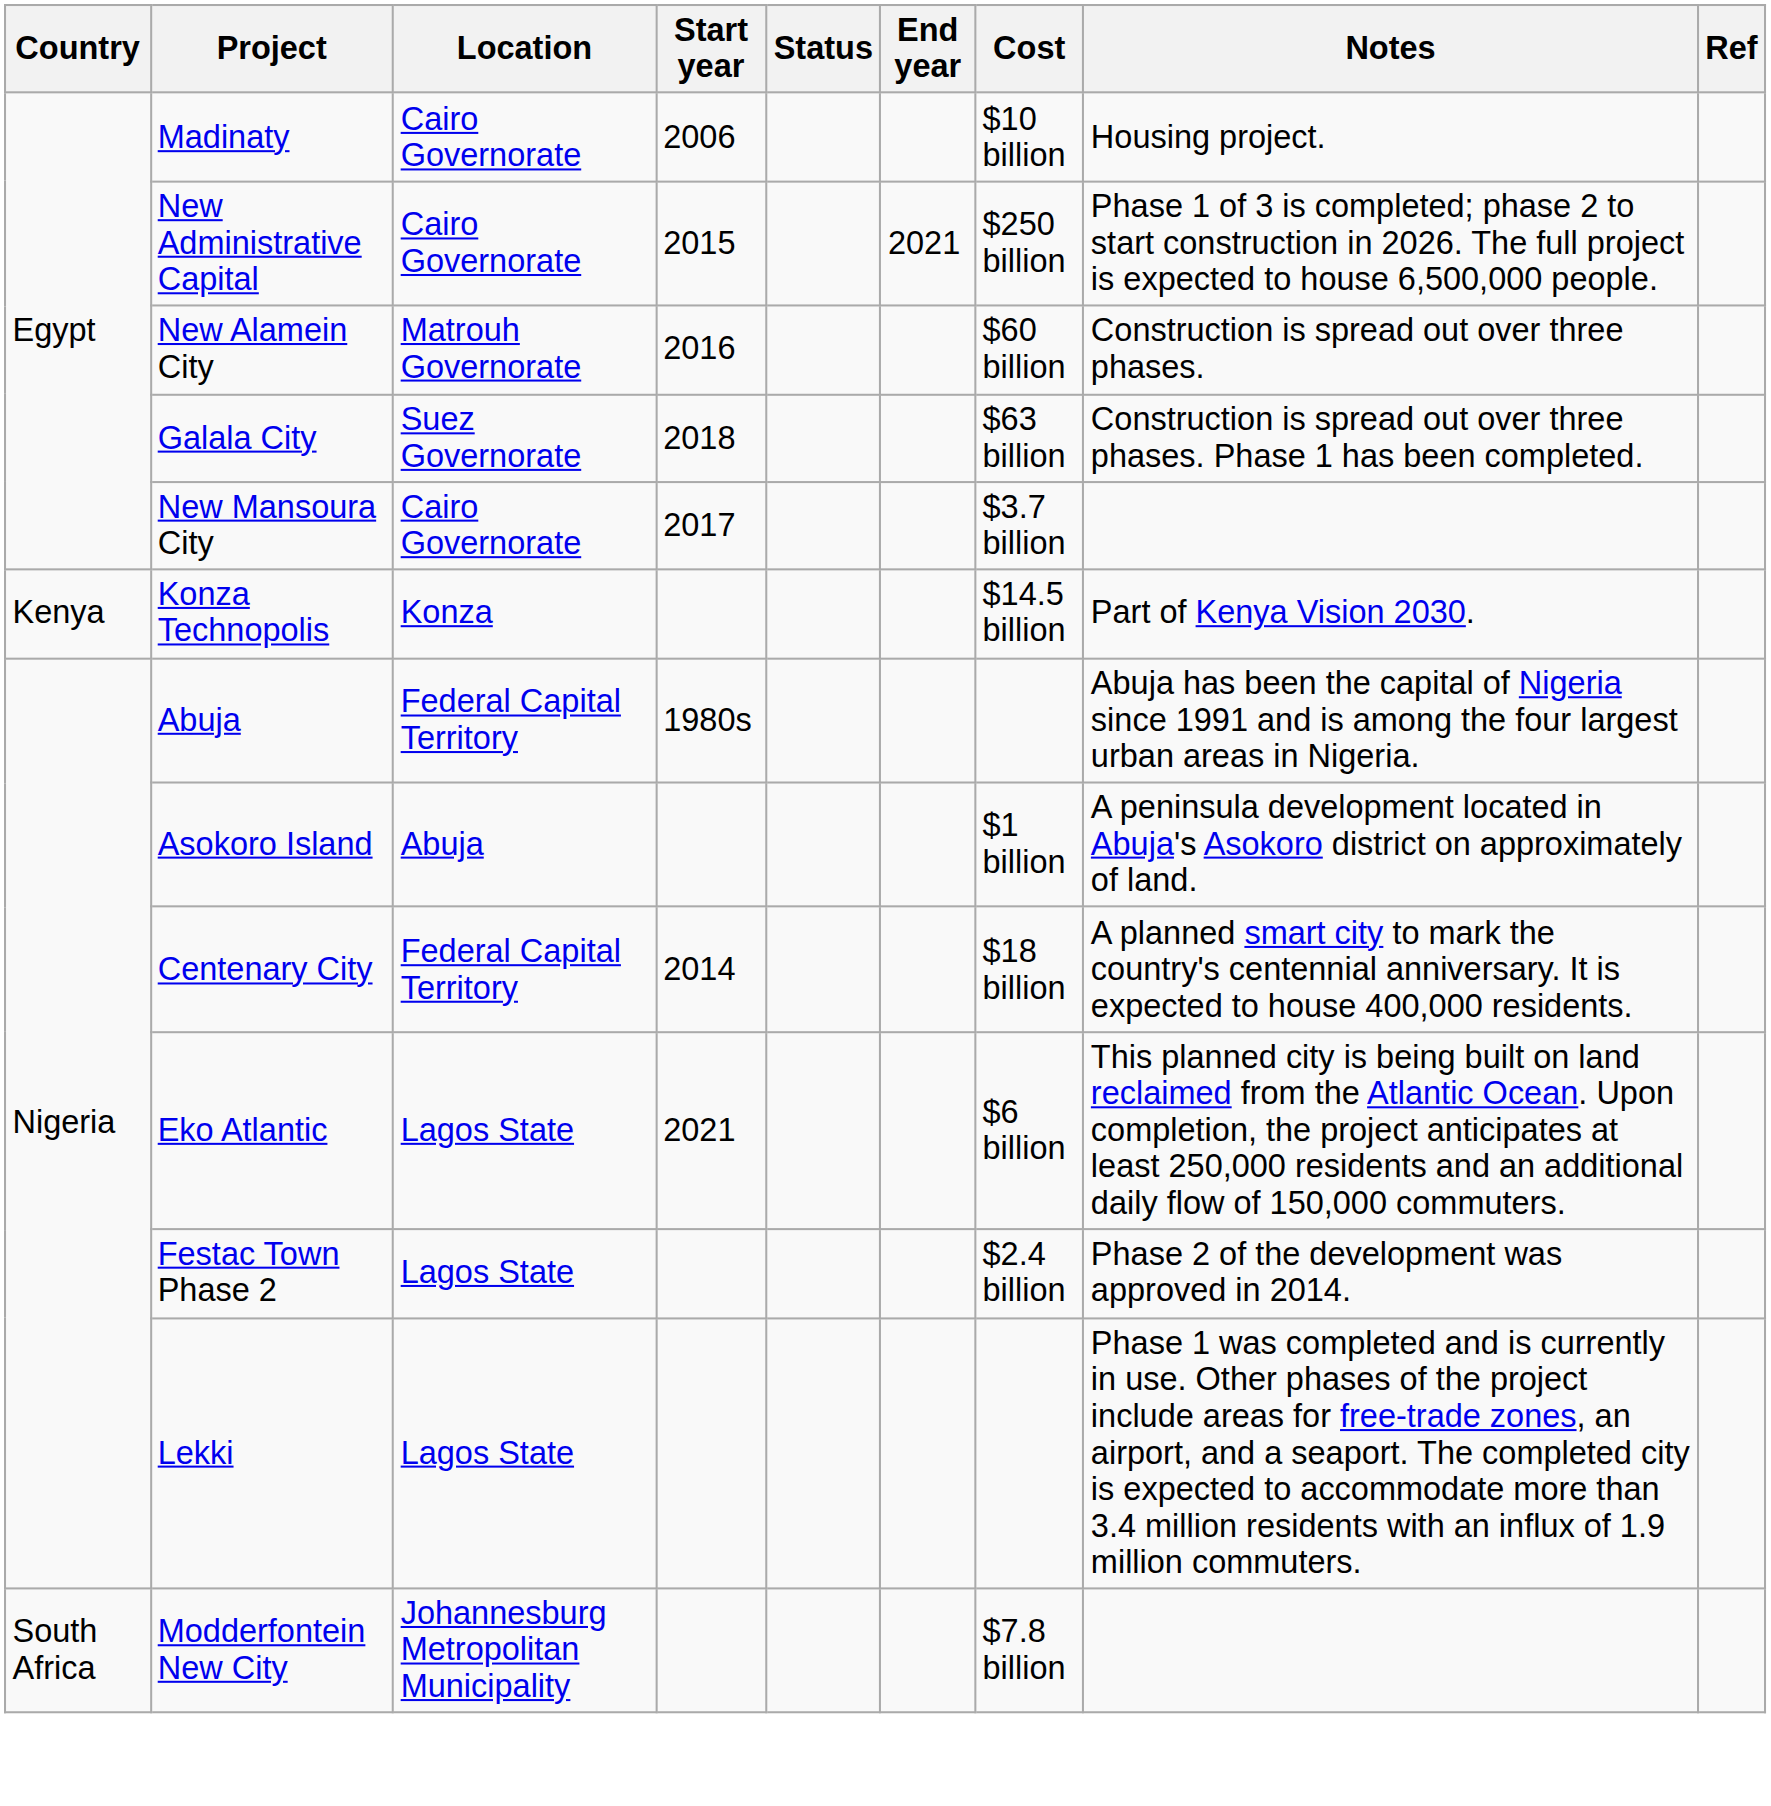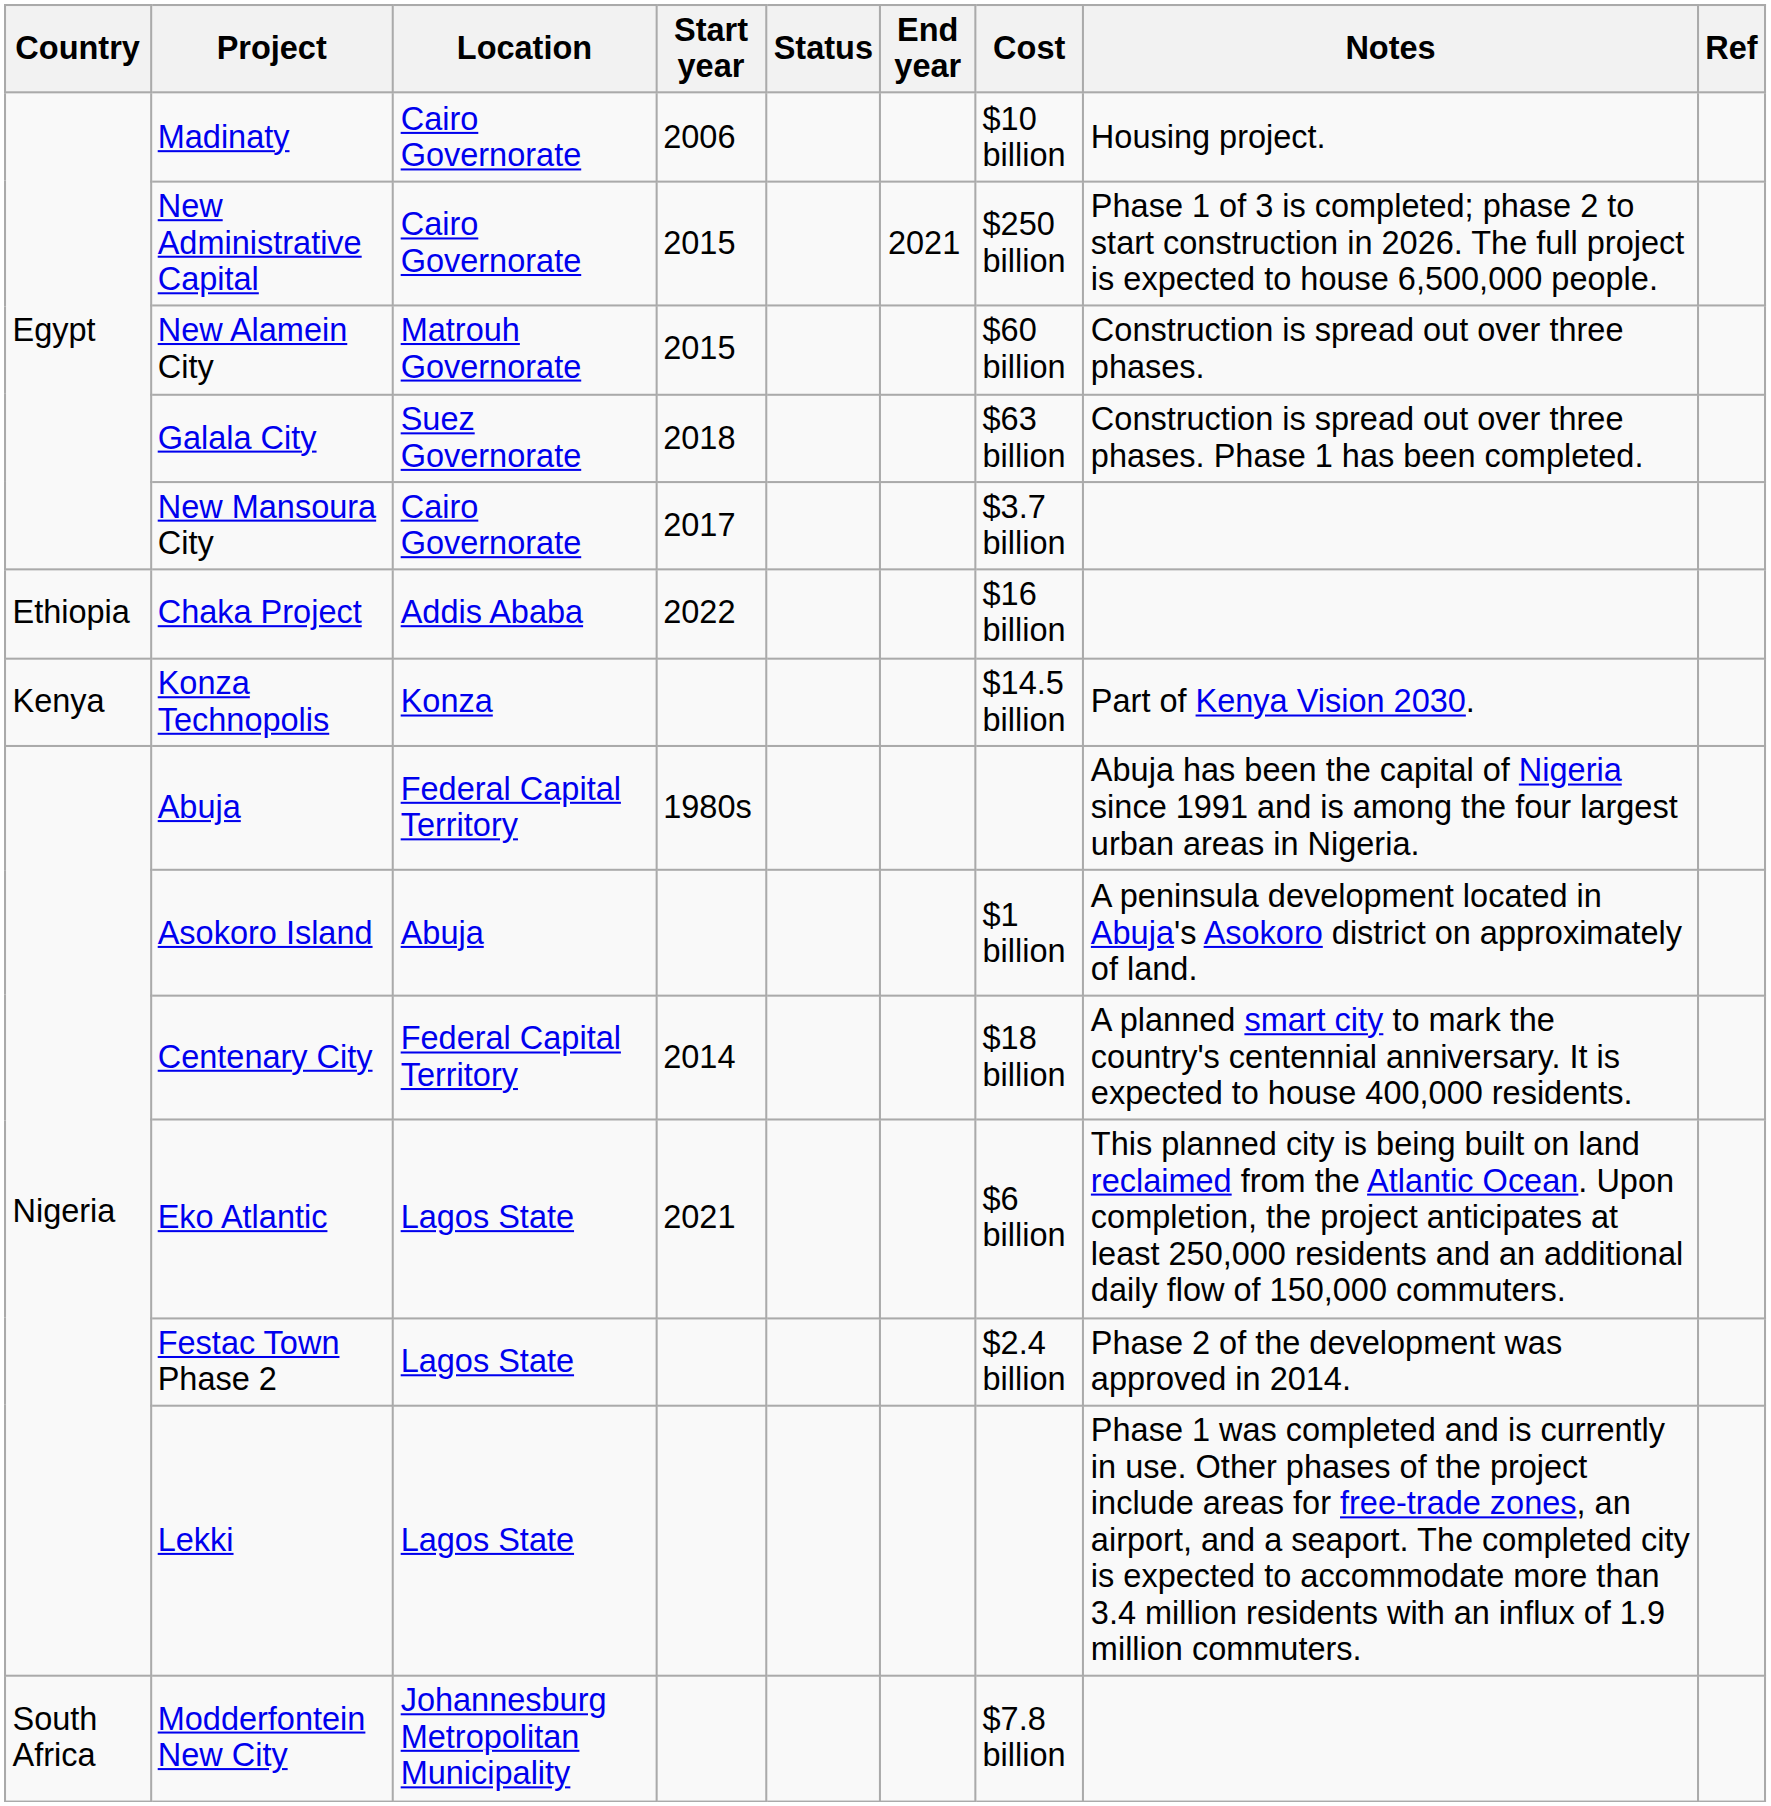(699, 349) 2016 -> (699, 349) 2015
+ row: (260, 613)
